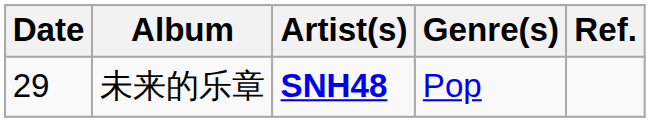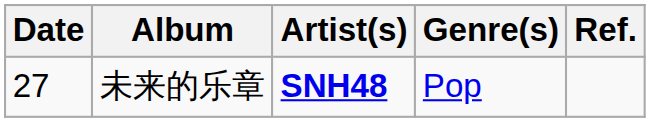(31, 86) 29 -> (31, 86) 27
